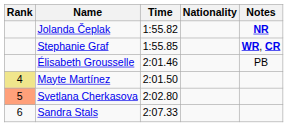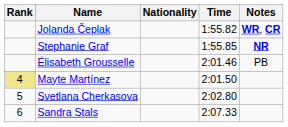columns swapped: (210, 12) <-> (160, 12)
(261, 29) NR -> (261, 29) WR, CR
(261, 46) WR, CR -> (261, 46) NR
(20, 96) lightsalmon background -> (20, 96) no background
